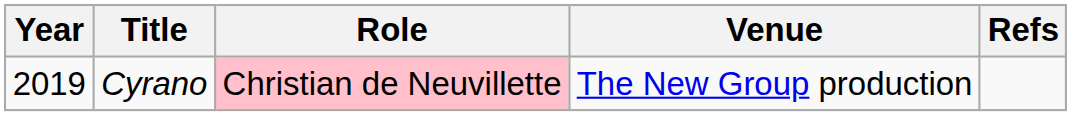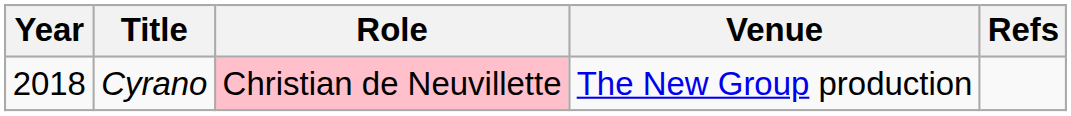(49, 82) 2019 -> (49, 82) 2018
